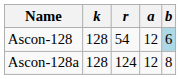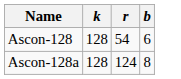- column: (151, 16)
(169, 39) lightblue background -> (147, 39) no background
